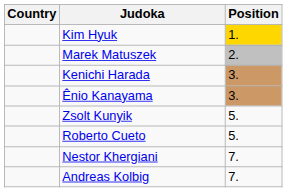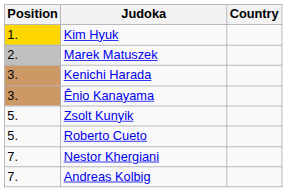columns swapped: (253, 14) <-> (32, 14)
